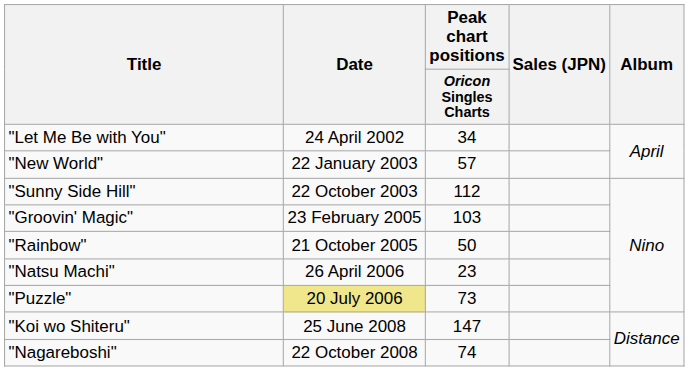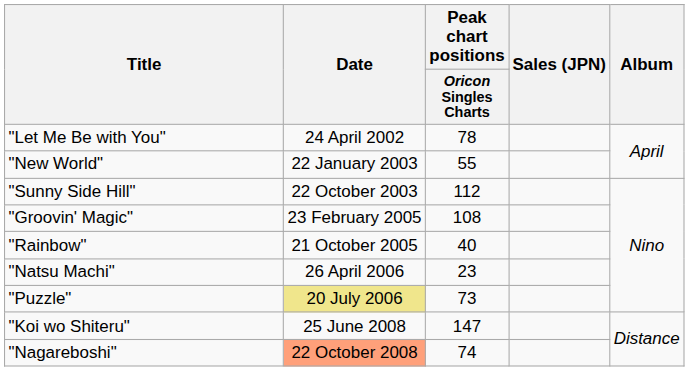(467, 137) 34 -> (467, 137) 78
(467, 164) 57 -> (467, 164) 55
(467, 218) 103 -> (467, 218) 108
(467, 245) 50 -> (467, 245) 40
(355, 352) no background -> (355, 352) lightsalmon background
